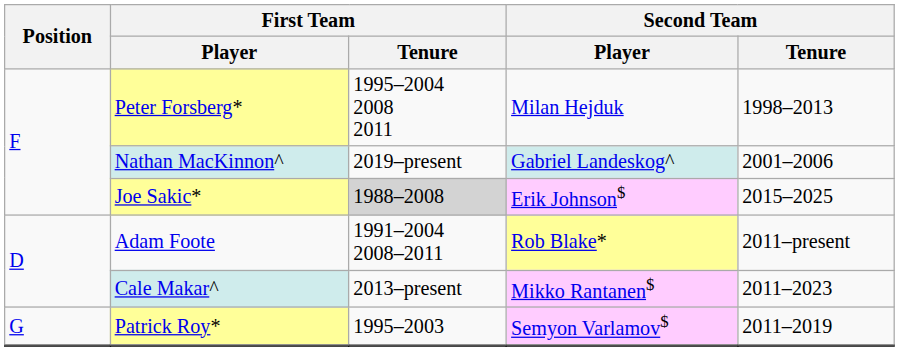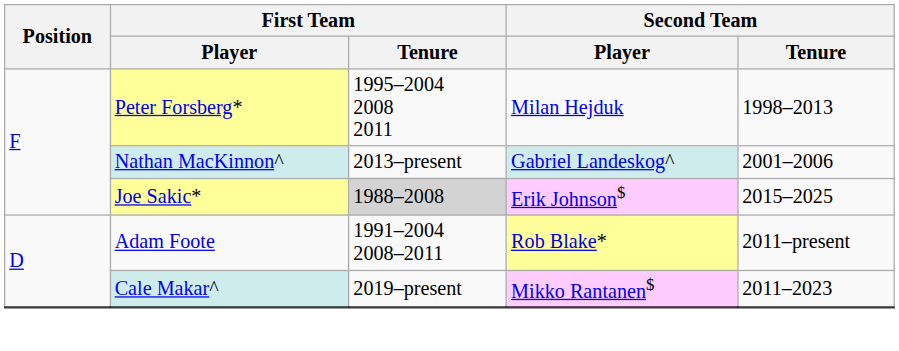(408, 161) 2019–present -> (408, 161) 2013–present
(408, 288) 2013–present -> (408, 288) 2019–present
- row: (168, 325)
